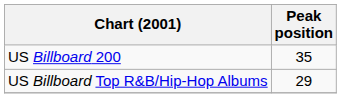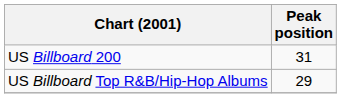(304, 57) 35 -> (304, 57) 31
